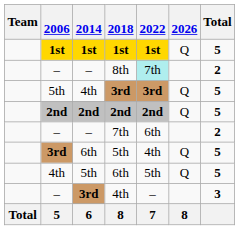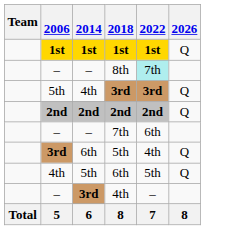- column: (217, 22)
